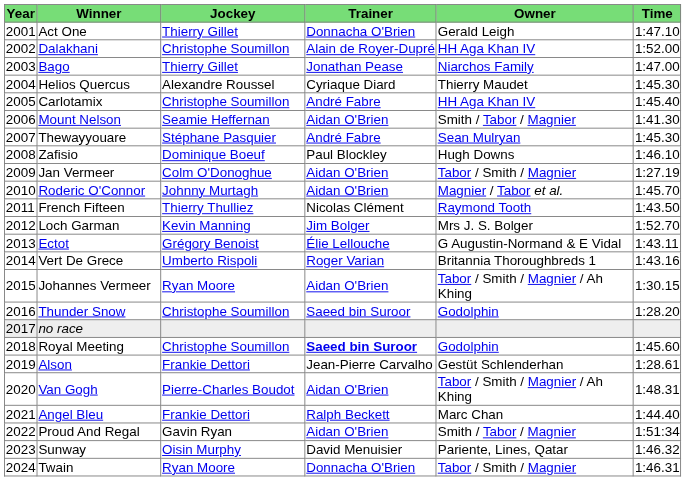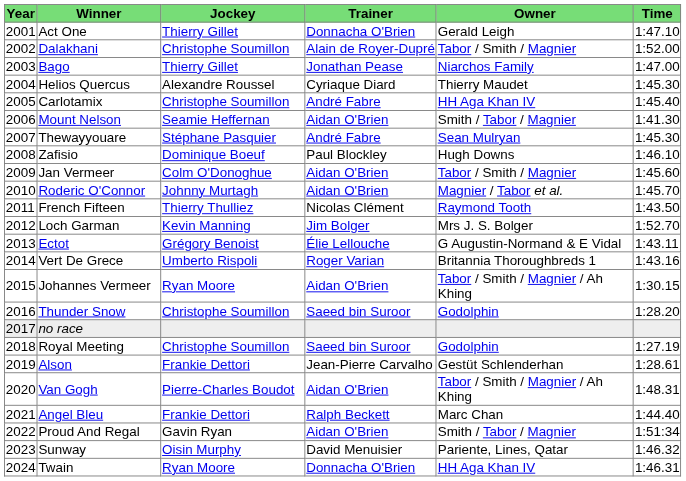(486, 49) HH Aga Khan IV -> (507, 49) Tabor / Smith / Magnier
(657, 172) 1:27.19 -> (657, 172) 1:45.60
(362, 346) bold -> (358, 346) normal
(657, 346) 1:45.60 -> (657, 346) 1:27.19
(507, 467) Tabor / Smith / Magnier -> (486, 467) HH Aga Khan IV
